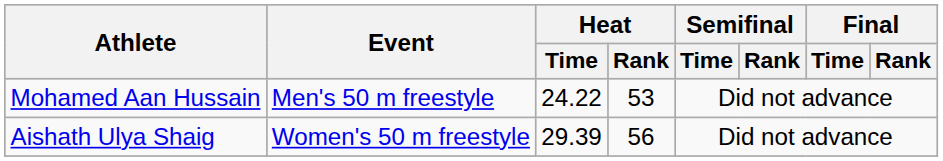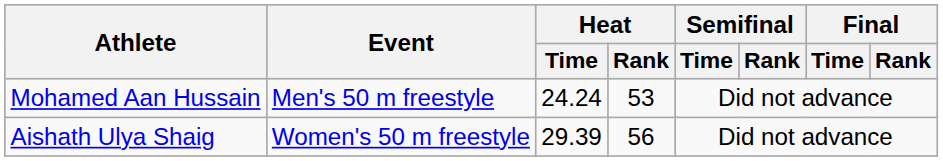(572, 99) 24.22 -> (572, 99) 24.24
